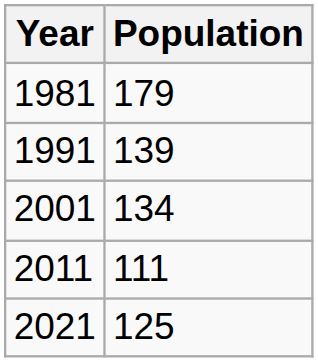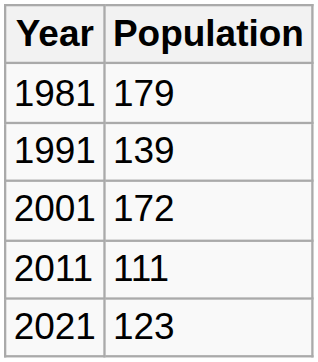(144, 209) 134 -> (144, 209) 172
(144, 326) 125 -> (144, 326) 123
